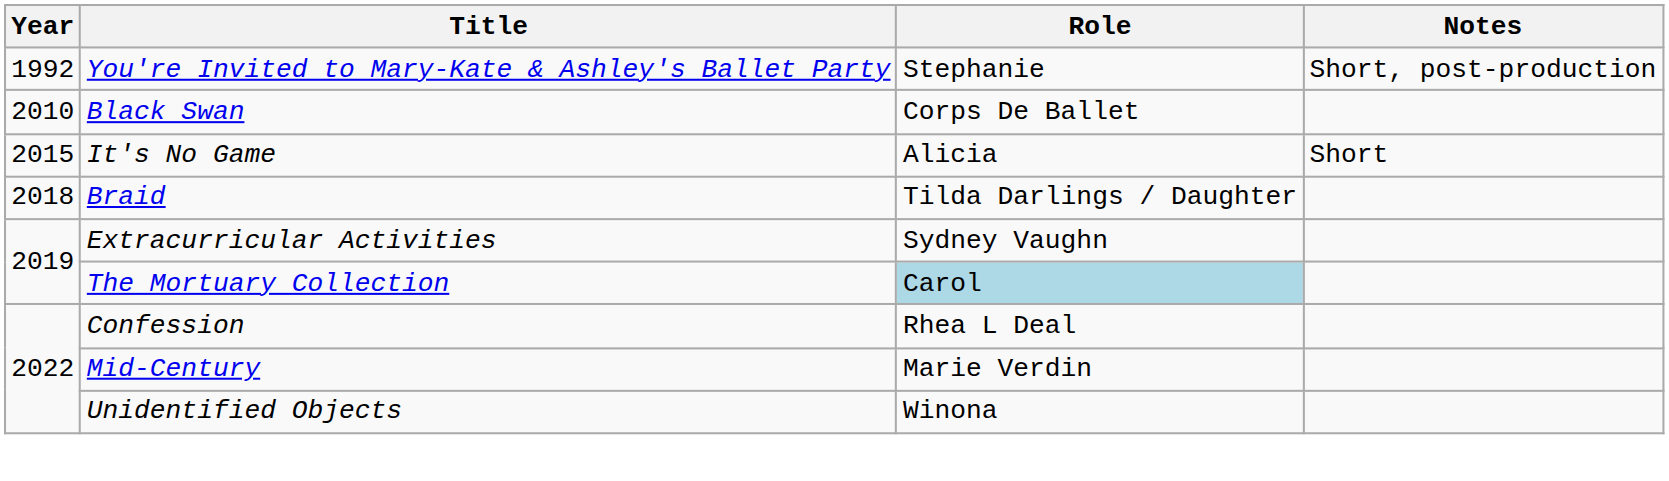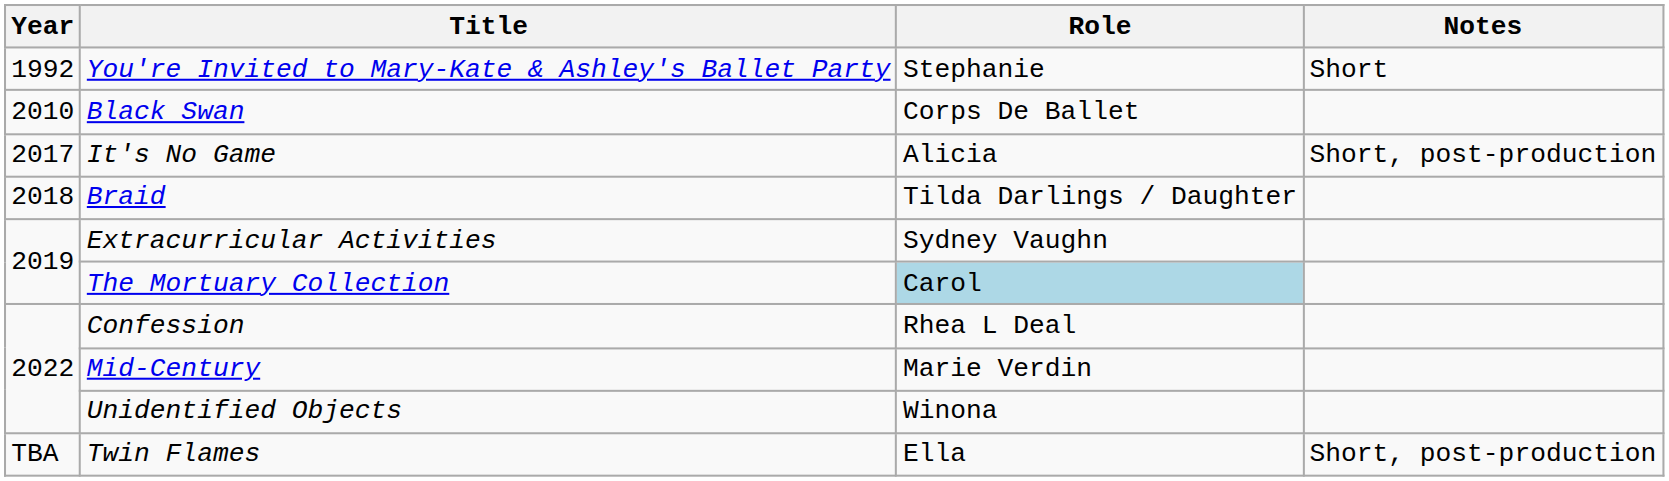(1483, 69) Short, post-production -> (1349, 69) Short
(43, 155) 2015 -> (43, 155) 2017
(1349, 155) Short -> (1483, 155) Short, post-production
+ row: (174, 454)
